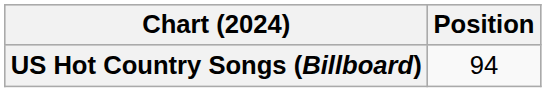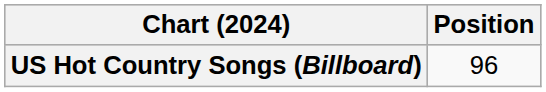(484, 65) 94 -> (484, 65) 96
